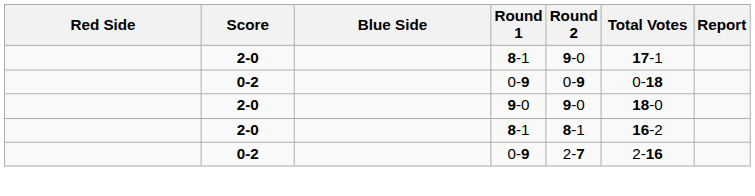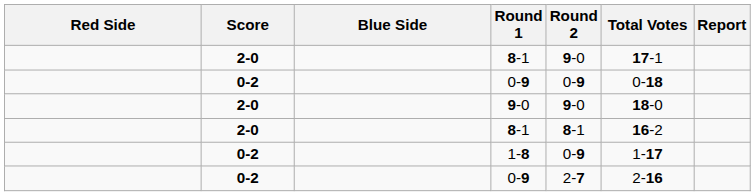+ row: (248, 154)
